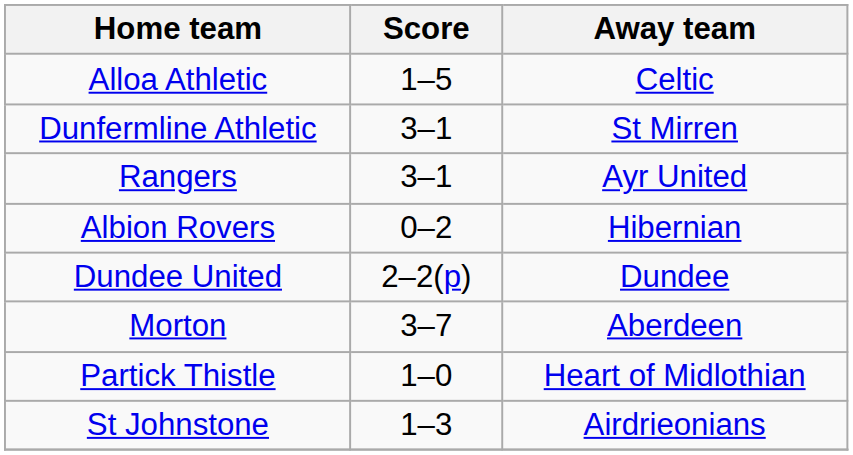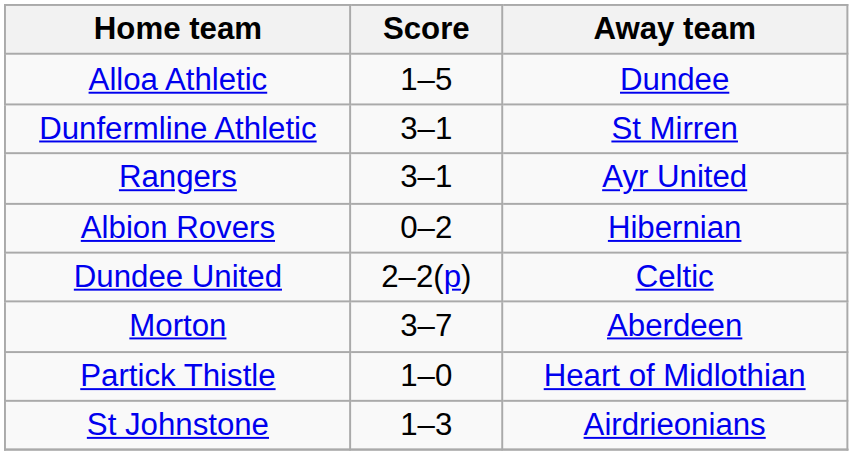(675, 78) Celtic -> (675, 78) Dundee
(675, 276) Dundee -> (675, 276) Celtic
